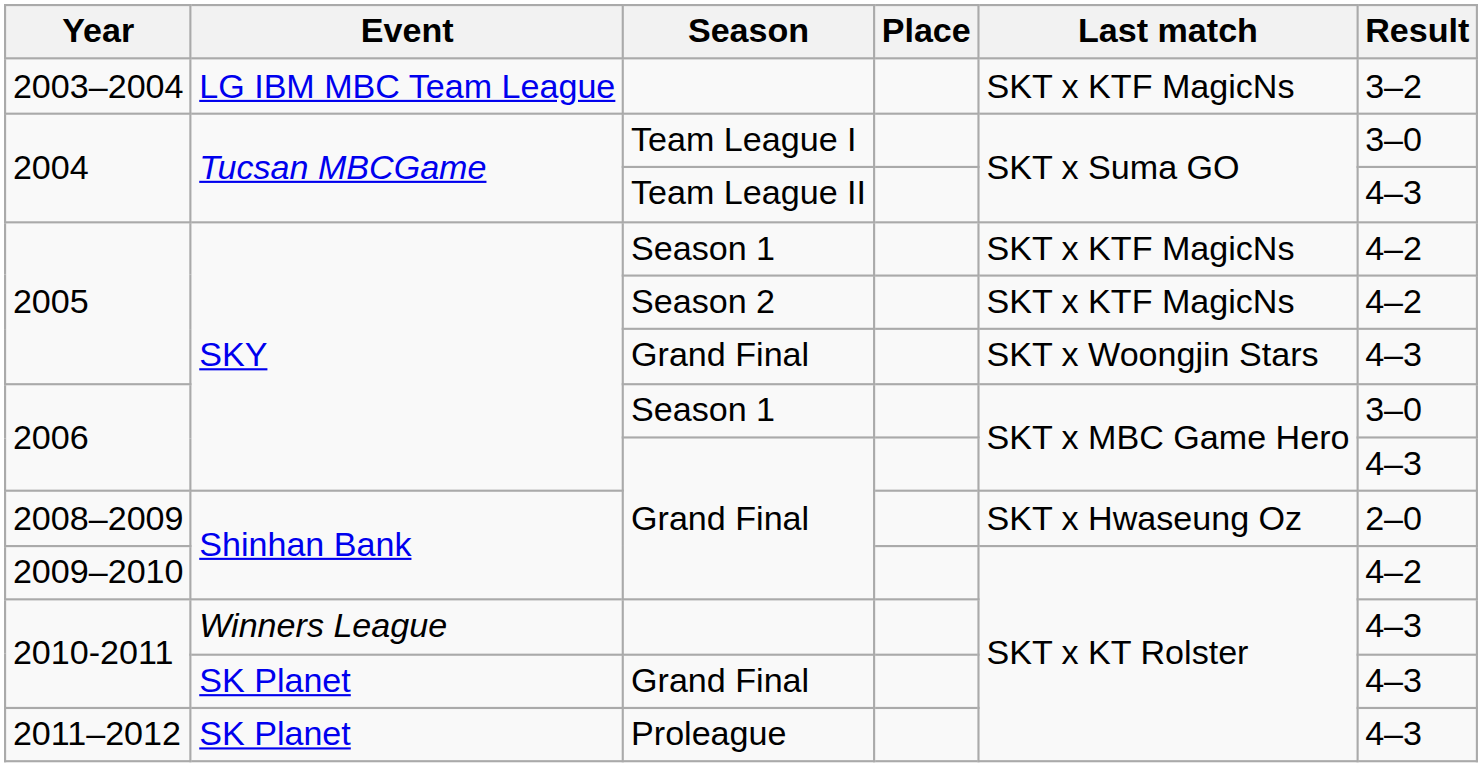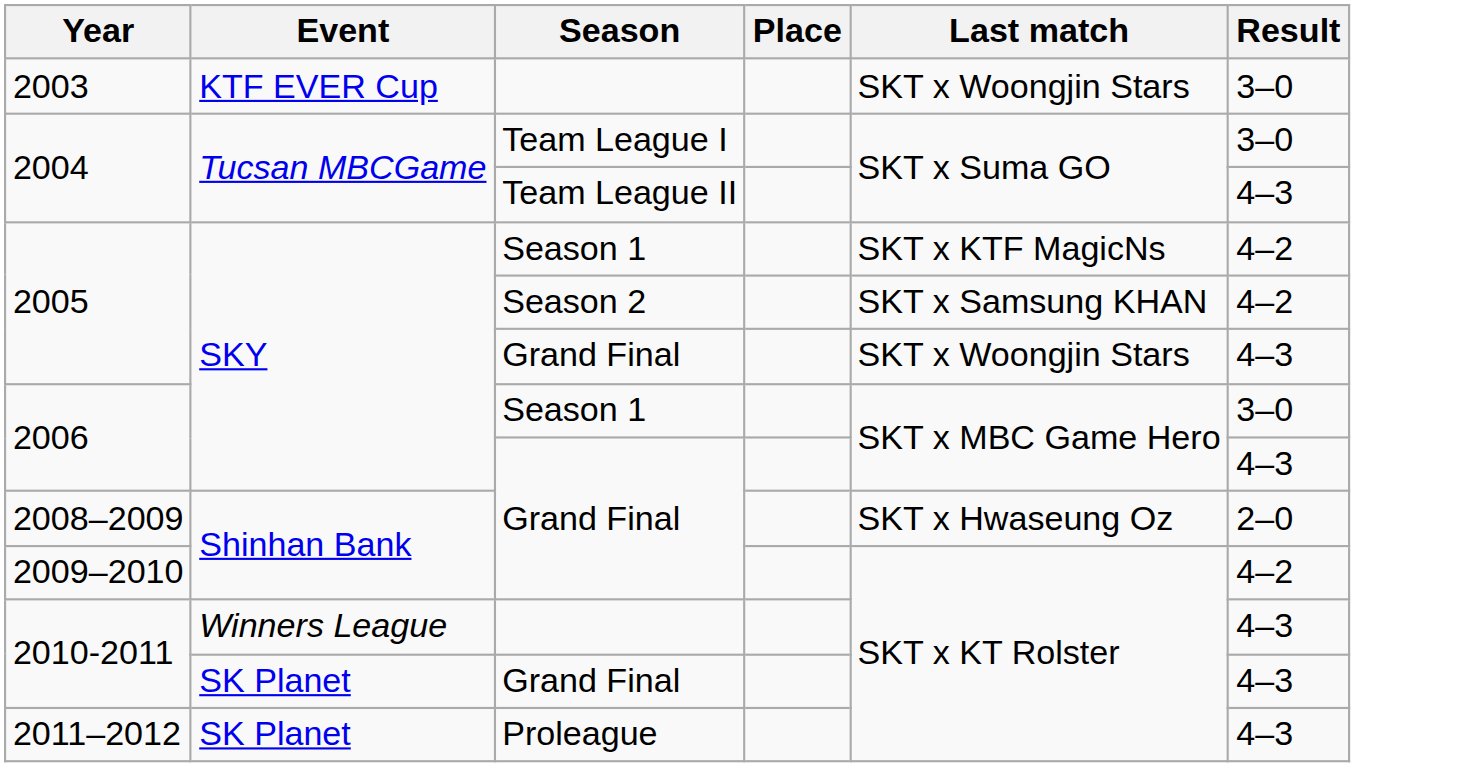+ row: (51, 85)
- row: (98, 85)
(1140, 301) SKT x KTF MagicNs -> (1032, 301) SKT x Samsung KHAN
